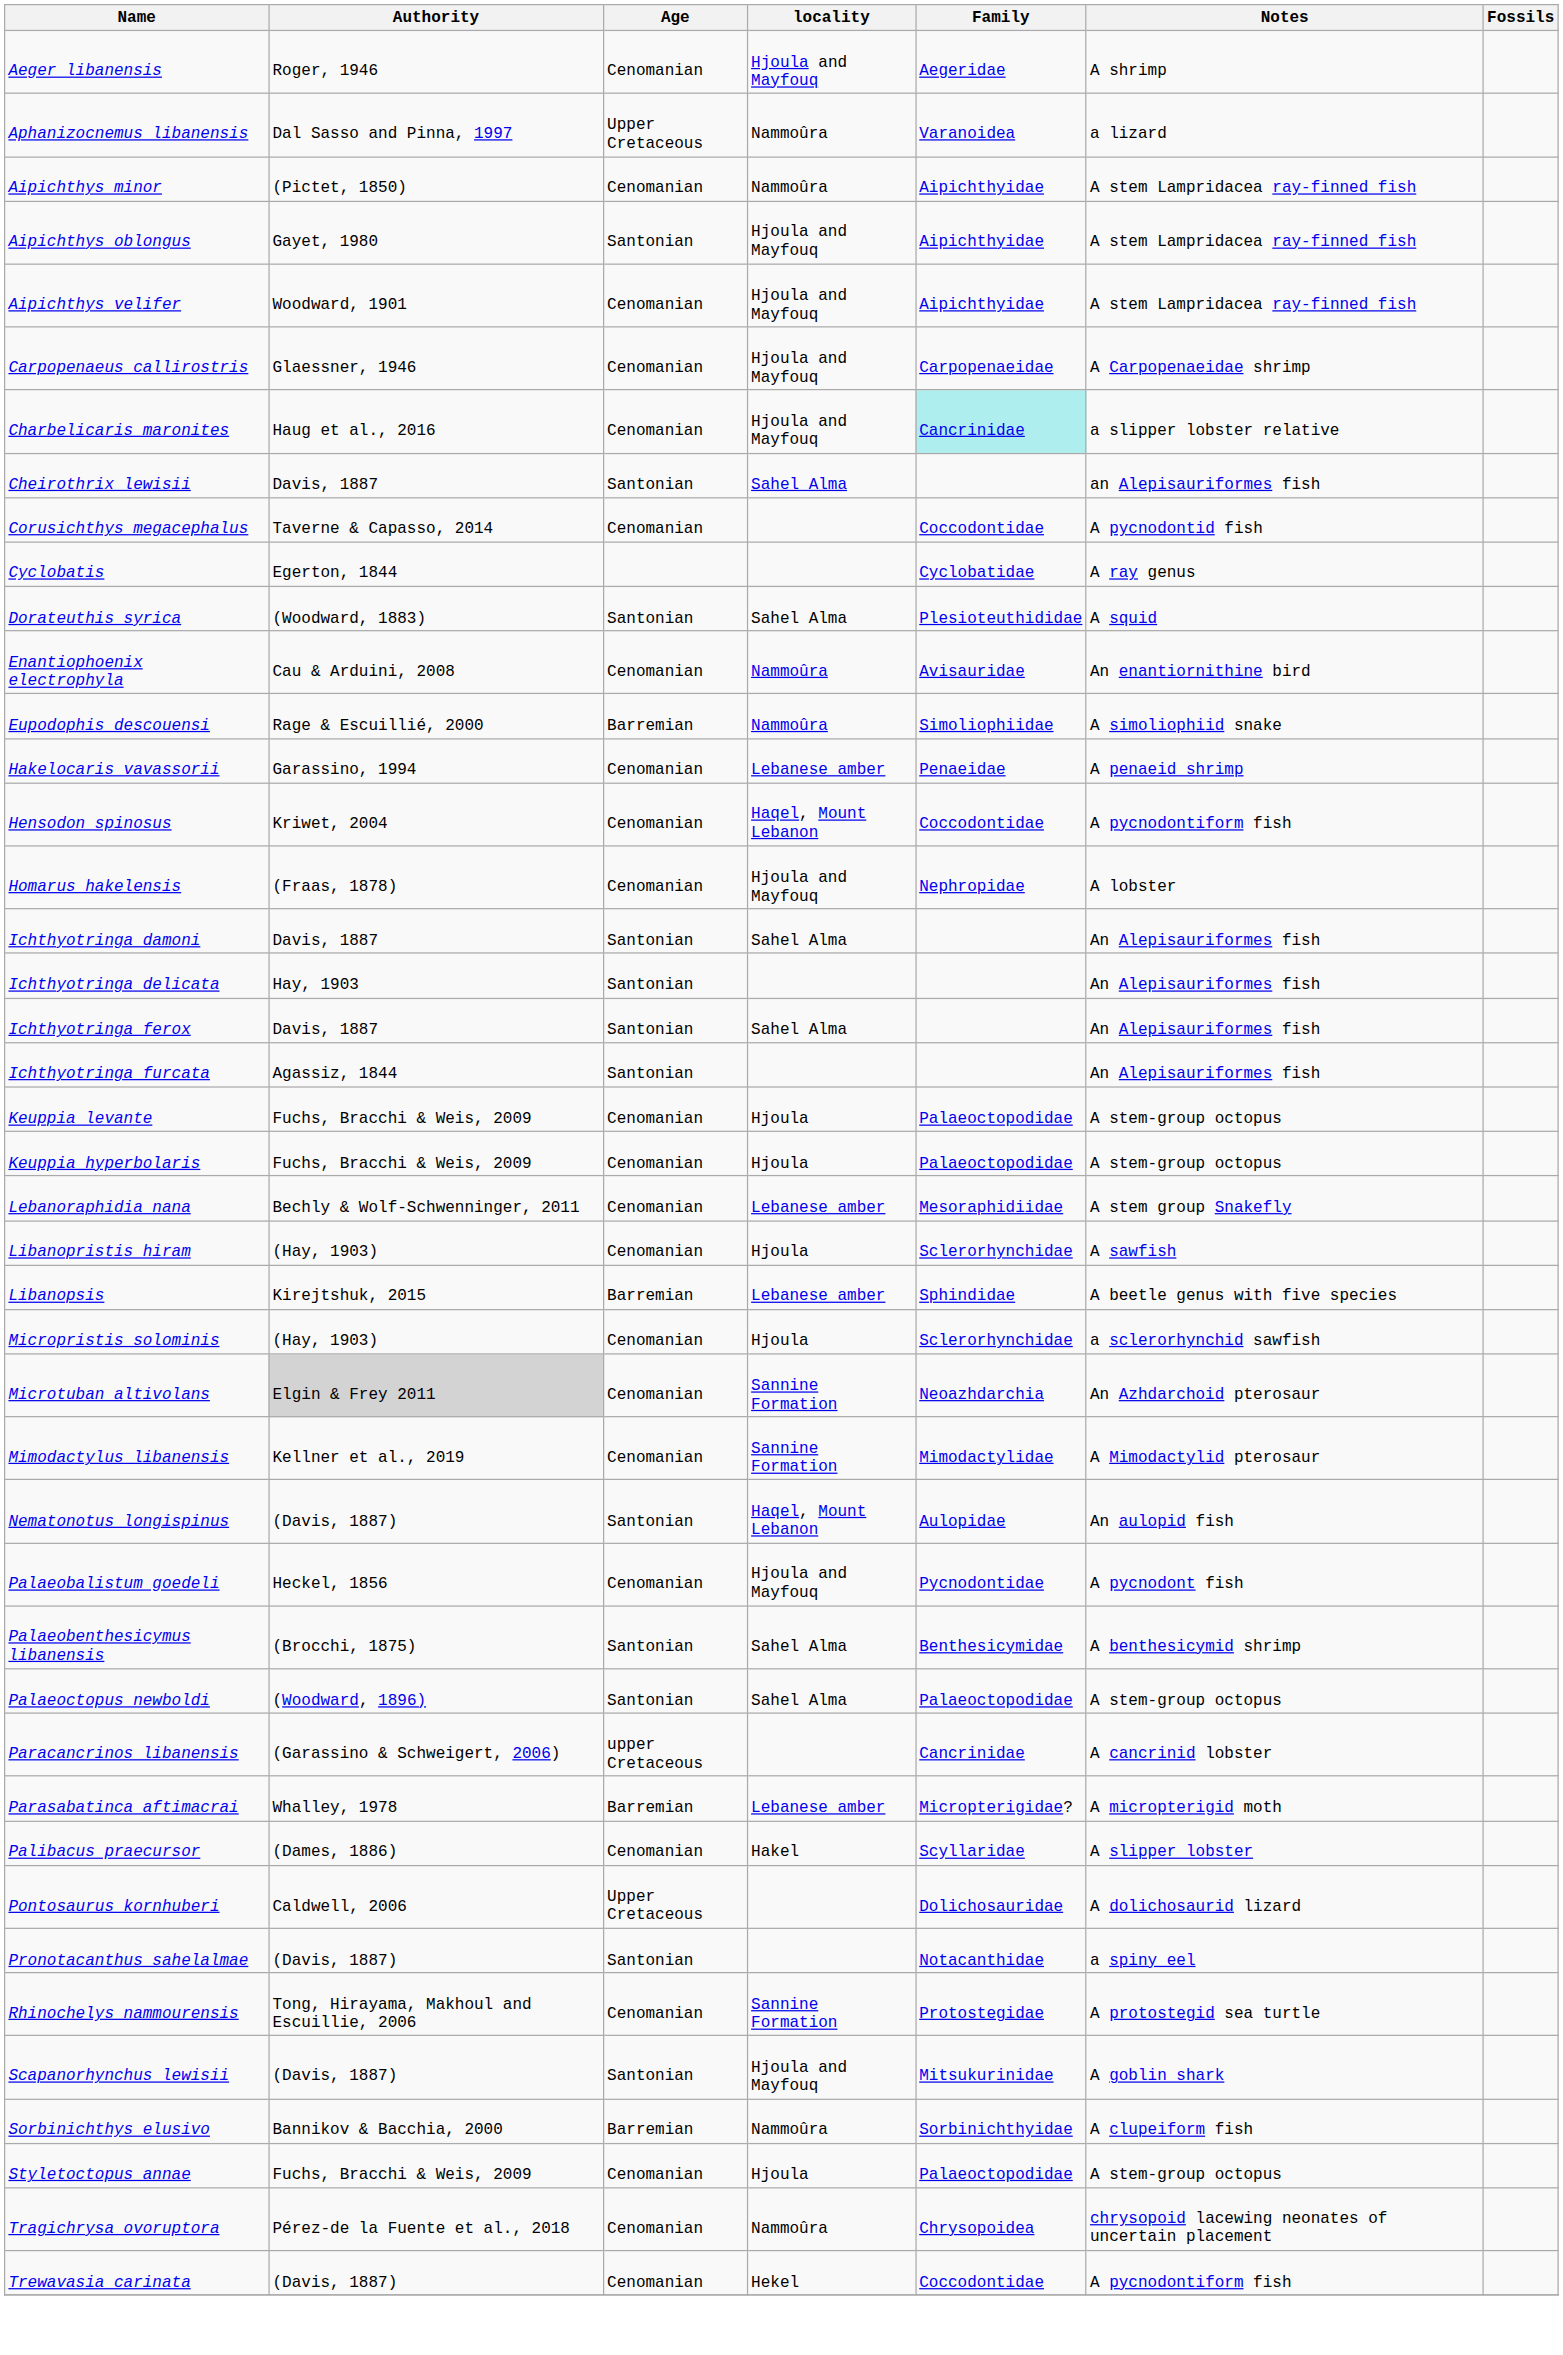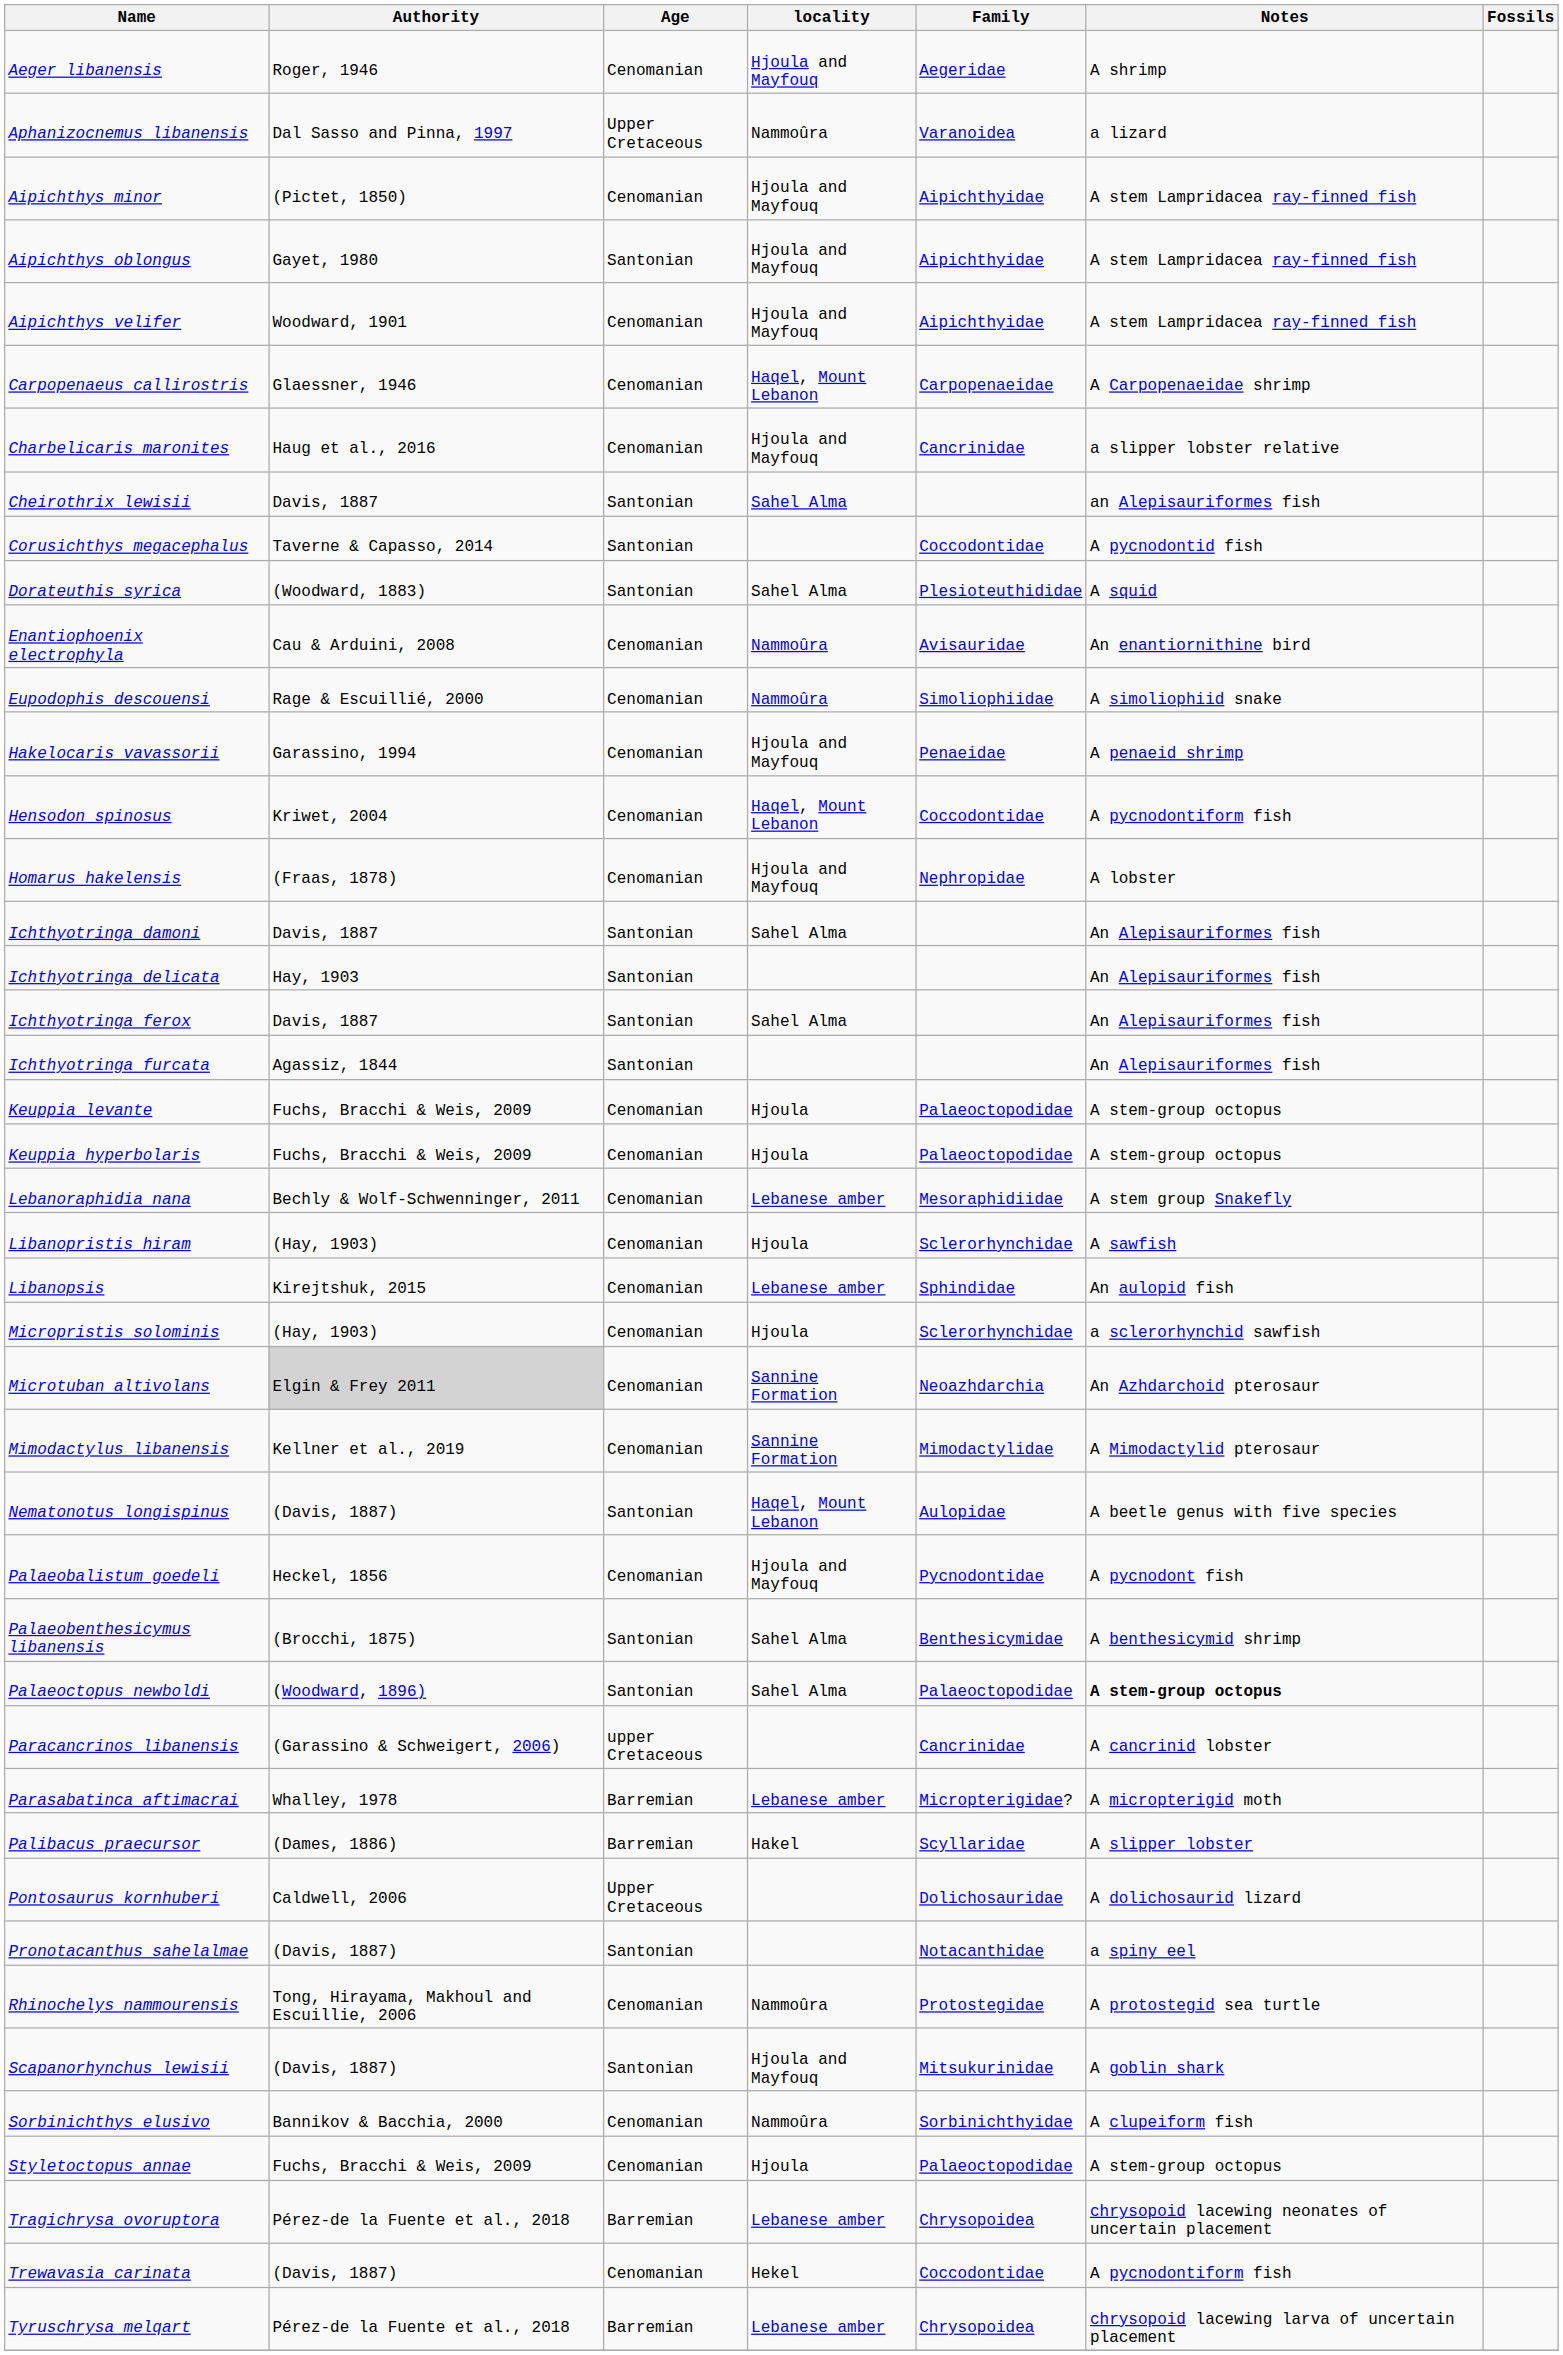(789, 188) Nammoûra -> (799, 197) Hjoula and Mayfouq
(799, 368) Hjoula and Mayfouq -> (809, 386) Haqel, Mount Lebanon
(972, 431) paleturquoise background -> (972, 449) no background
(655, 529) Cenomanian -> (650, 547) Santonian
- row: (56, 573)
(650, 725) Barremian -> (655, 699) Cenomanian
(818, 770) Lebanese amber -> (799, 753) Hjoula and Mayfouq
(650, 1296) Barremian -> (655, 1289) Cenomanian
(1244, 1296) A beetle genus with five species -> (1162, 1289) An aulopid fish
(1162, 1521) An aulopid fish -> (1244, 1513) A beetle genus with five species
(1186, 1700) normal -> (1186, 1693) bold
(655, 1852) Cenomanian -> (650, 1845) Barremian
(794, 2013) Sannine Formation -> (789, 2006) Nammoûra
(650, 2130) Barremian -> (655, 2123) Cenomanian
(655, 2228) Cenomanian -> (650, 2221) Barremian
(789, 2228) Nammoûra -> (818, 2221) Lebanese amber
+ row: (100, 2328)
